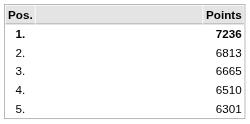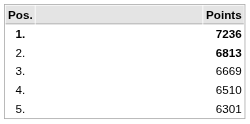(229, 53) normal -> (229, 53) bold
(229, 71) 6665 -> (229, 71) 6669
